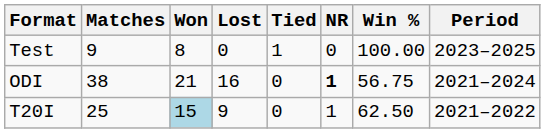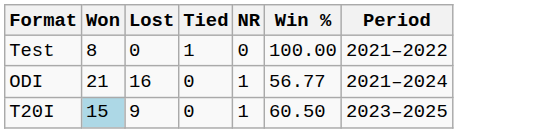- column: (126, 20)
(485, 51) 2023–2025 -> (397, 51) 2021–2022
(331, 82) bold -> (243, 82) normal
(385, 82) 56.75 -> (297, 82) 56.77
(385, 112) 62.50 -> (297, 112) 60.50
(485, 112) 2021–2022 -> (397, 112) 2023–2025
